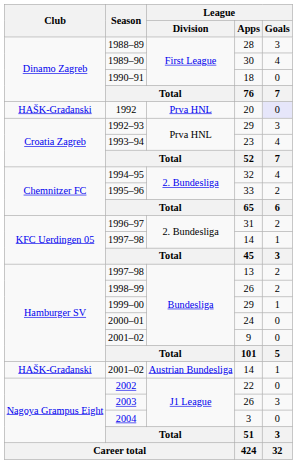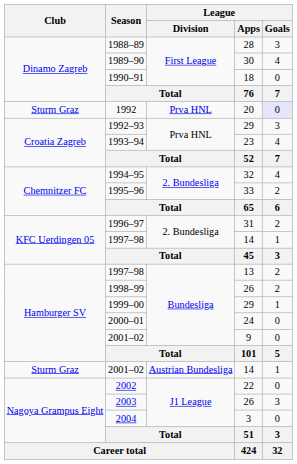(55, 110) HAŠK-Građanski -> (55, 110) Sturm Graz
(55, 369) HAŠK-Građanski -> (55, 369) Sturm Graz
